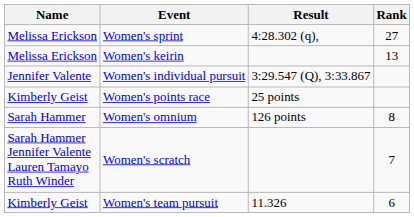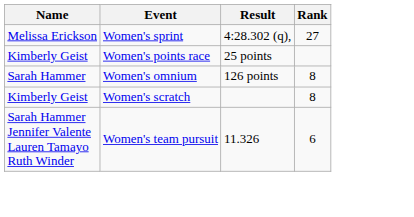- row: (143, 55)
- row: (174, 76)
(49, 159) Sarah Hammer Jennifer Valente Lauren Tamayo Ruth Winder -> (48, 96) Kimberly Geist
(392, 159) 7 -> (312, 96) 8
(48, 202) Kimberly Geist -> (49, 139) Sarah Hammer Jennifer Valente Lauren Tamayo Ruth Winder
